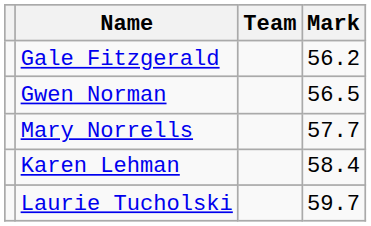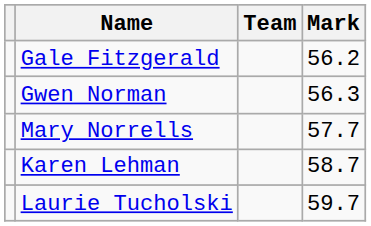(333, 95) 56.5 -> (333, 95) 56.3
(333, 167) 58.4 -> (333, 167) 58.7
